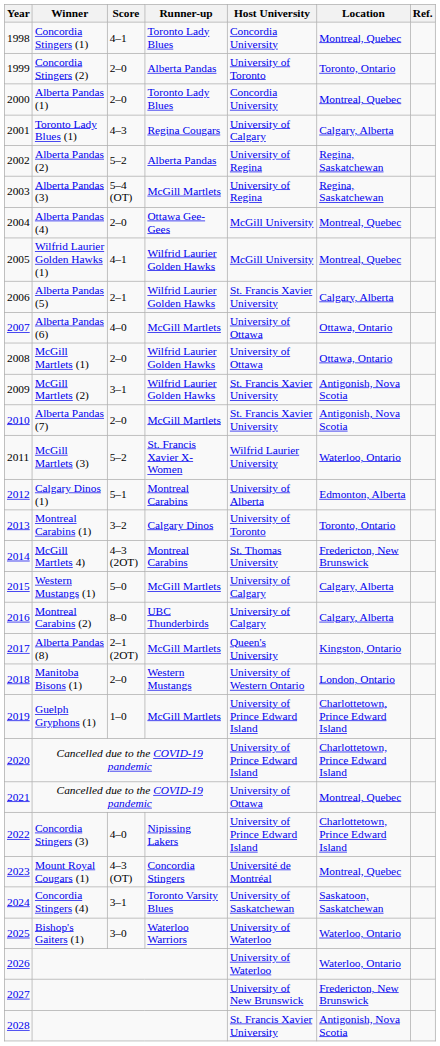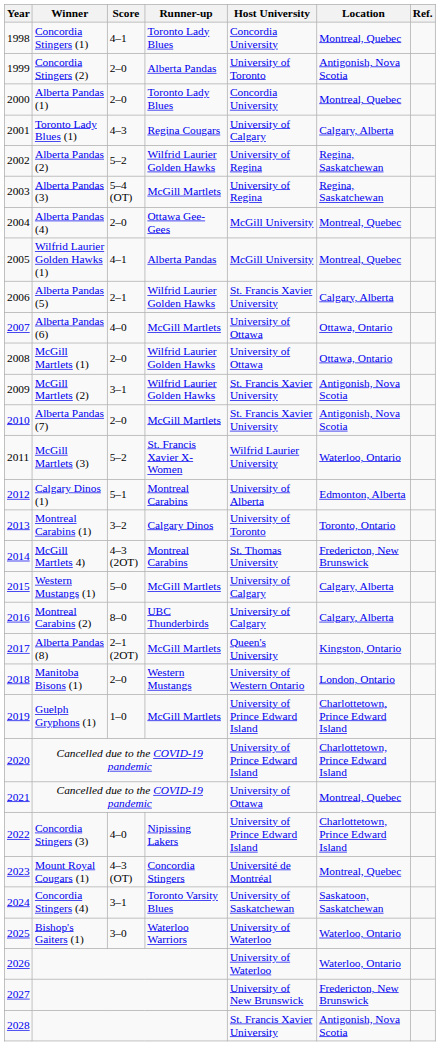(357, 68) Toronto, Ontario -> (360, 68) Antigonish, Nova Scotia
(182, 161) Alberta Pandas -> (182, 161) Wilfrid Laurier Golden Hawks
(182, 259) Wilfrid Laurier Golden Hawks -> (182, 259) Alberta Pandas
